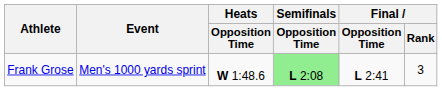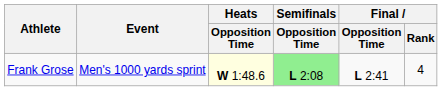(241, 77) no background -> (241, 77) lightyellow background
(421, 70) 3 -> (421, 70) 4
